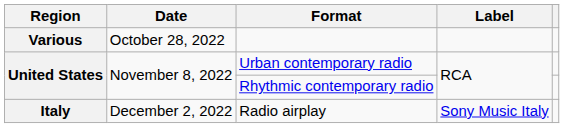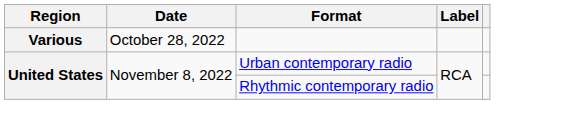- row: (283, 110)
